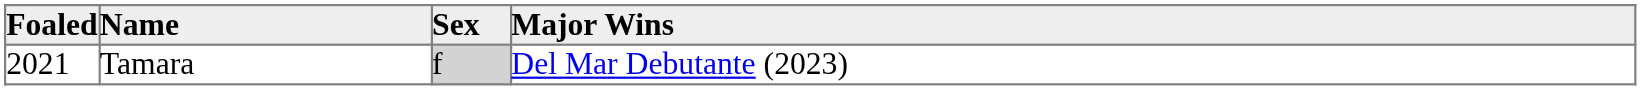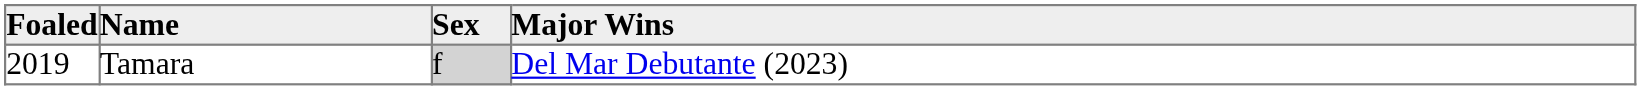(38, 63) 2021 -> (38, 63) 2019
